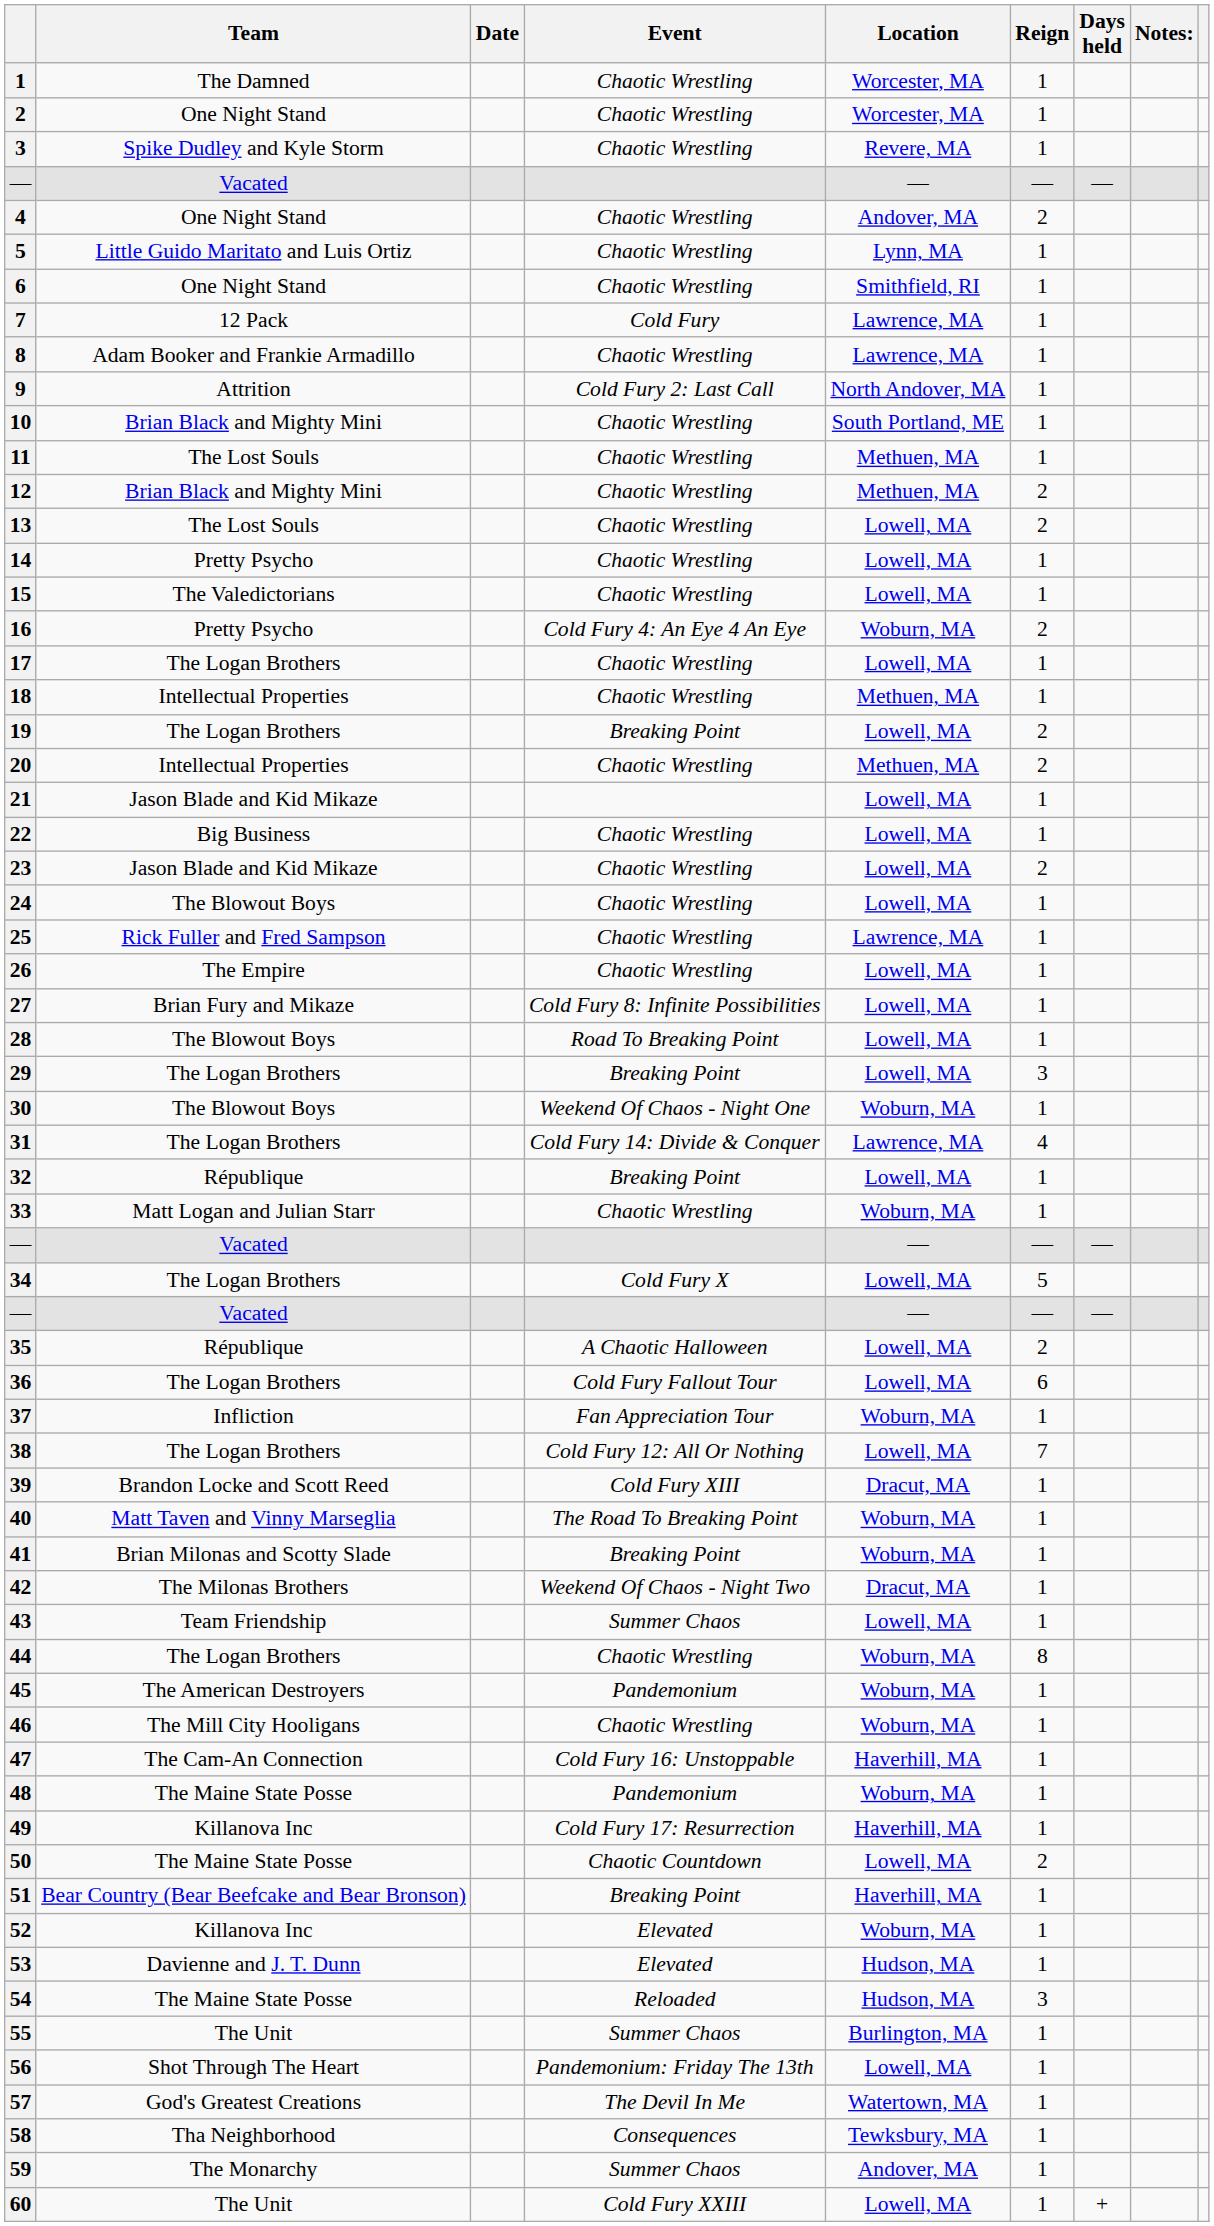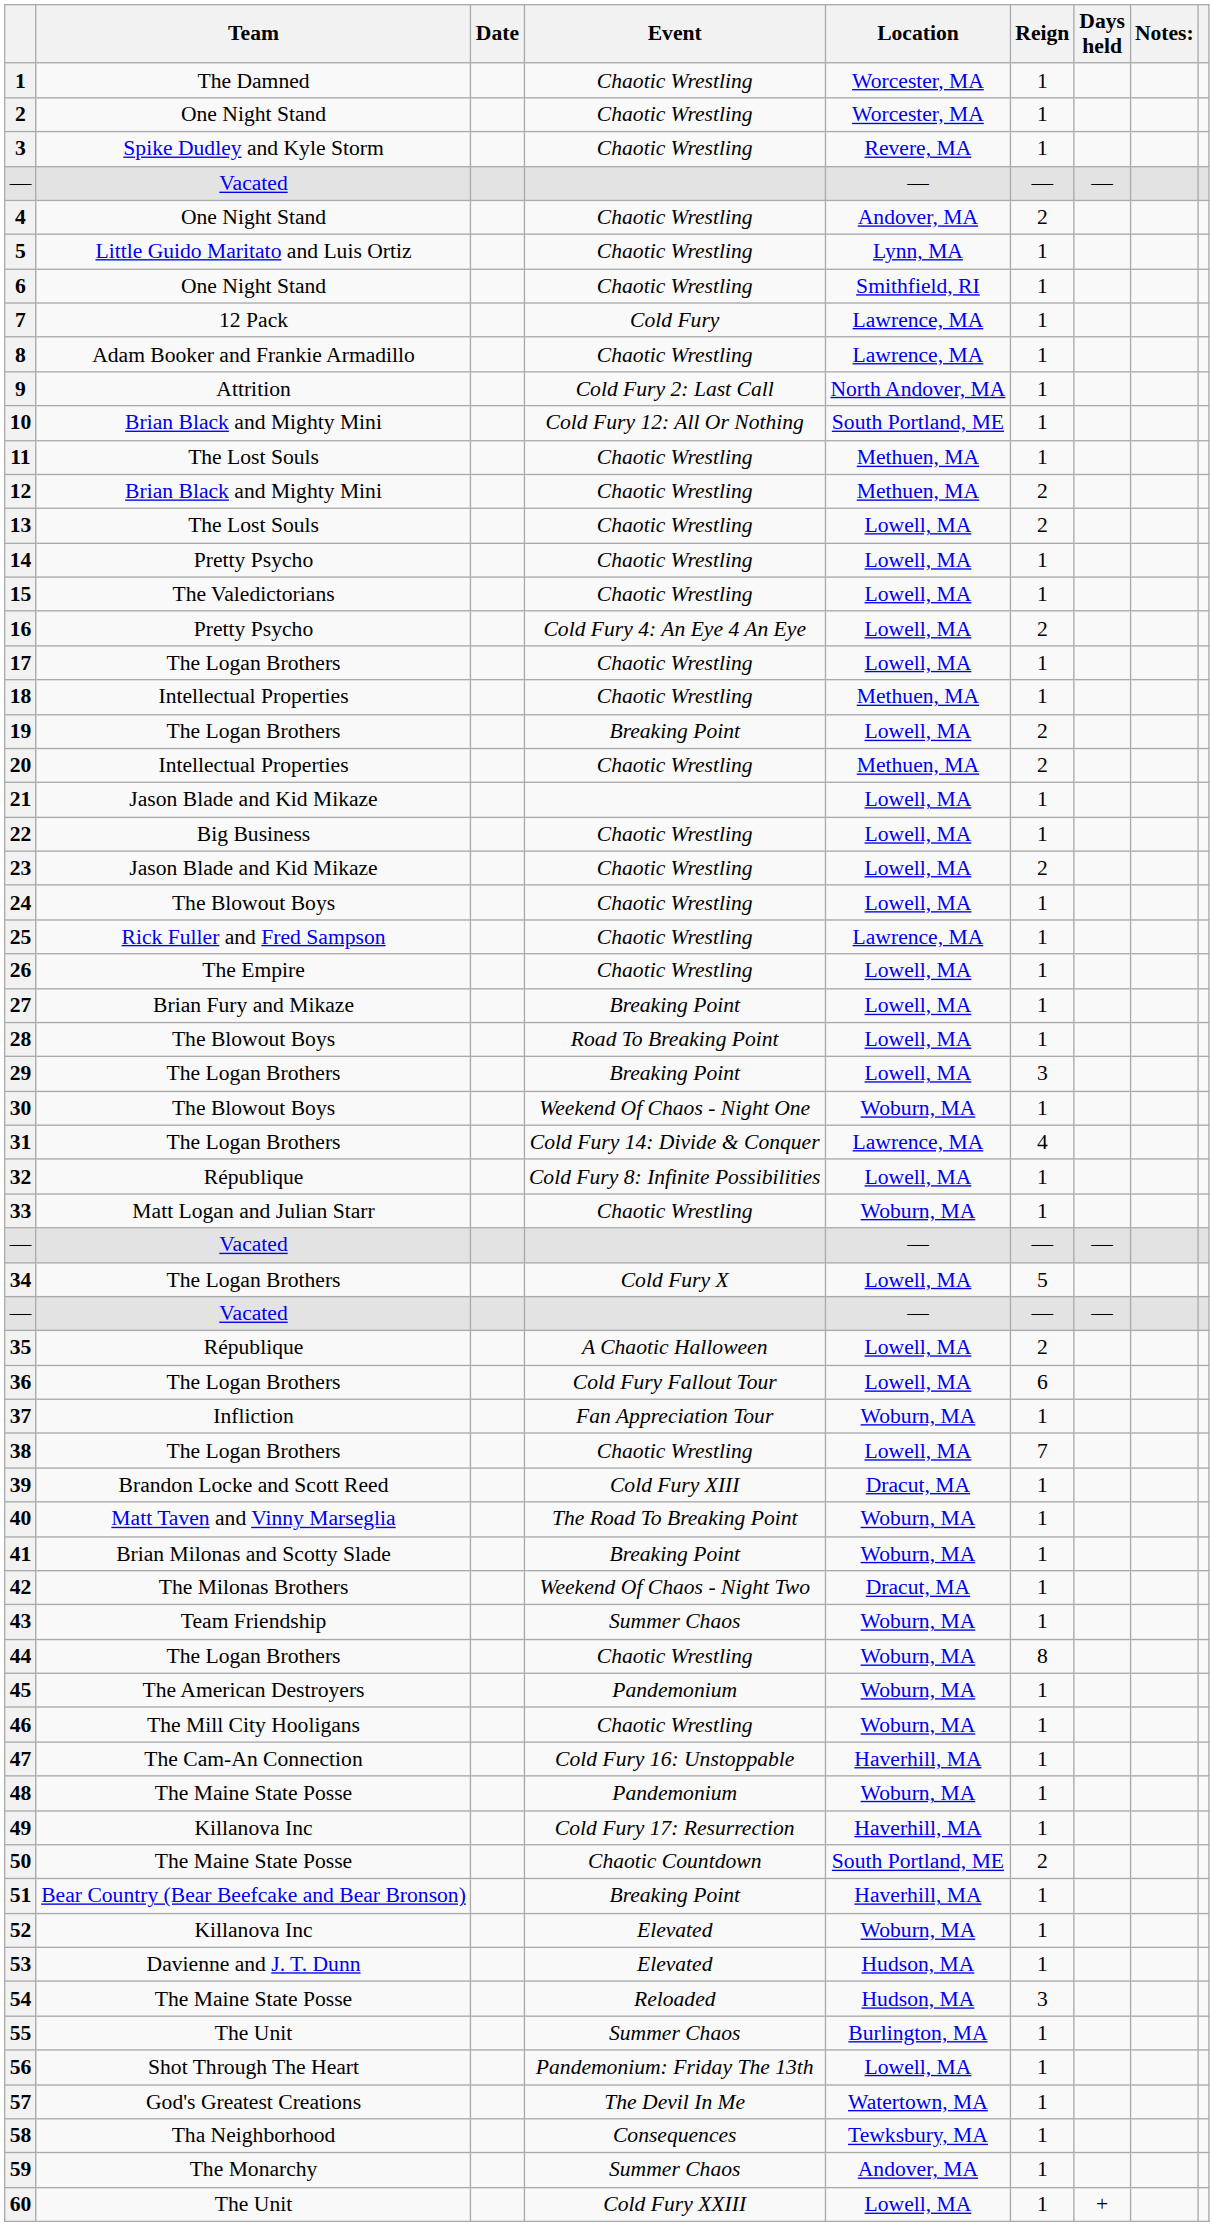(675, 422) Chaotic Wrestling -> (675, 422) Cold Fury 12: All Or Nothing
(918, 628) Woburn, MA -> (918, 628) Lowell, MA
(675, 1005) Cold Fury 8: Infinite Possibilities -> (675, 1005) Breaking Point
(675, 1176) Breaking Point -> (675, 1176) Cold Fury 8: Infinite Possibilities
(675, 1450) Cold Fury 12: All Or Nothing -> (675, 1450) Chaotic Wrestling
(918, 1621) Lowell, MA -> (918, 1621) Woburn, MA
(918, 1861) Lowell, MA -> (918, 1861) South Portland, ME
